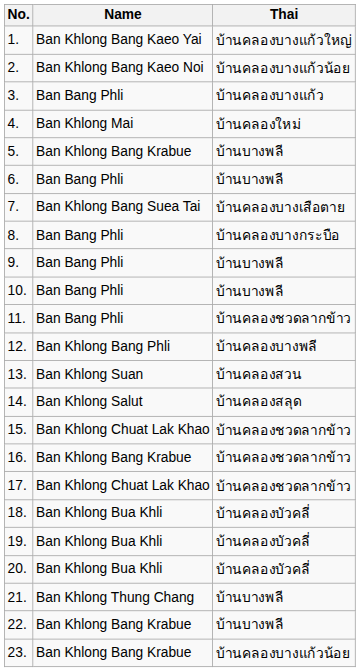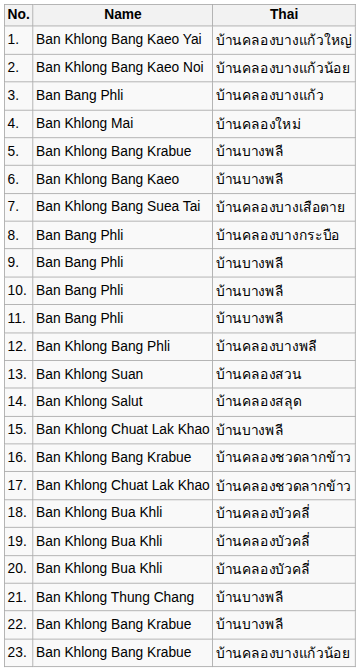(80, 179) Ban Bang Phli -> (108, 179) Ban Khlong Bang Kaeo
(284, 319) บ้านคลองชวดลากข้าว -> (250, 319) บ้านบางพลี
(284, 430) บ้านคลองชวดลากข้าว -> (250, 430) บ้านบางพลี
